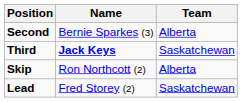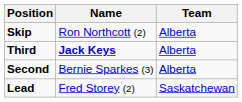rows swapped: (19, 69) <-> (28, 32)
(197, 50) Saskatchewan -> (177, 50) Alberta
